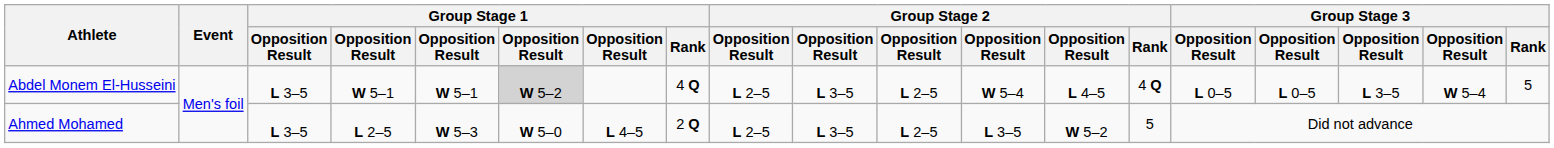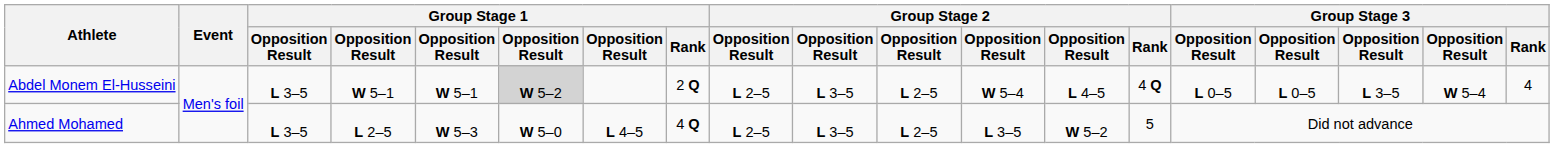(688, 85) 4 Q -> (688, 85) 2 Q
(1528, 85) 5 -> (1528, 85) 4
(688, 123) 2 Q -> (688, 123) 4 Q
